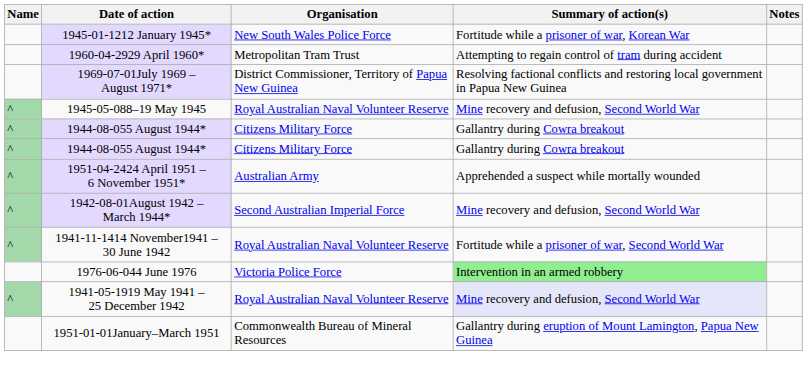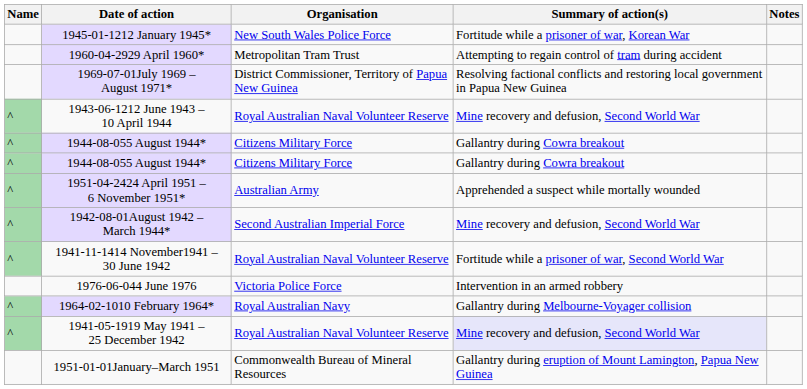+ row: (137, 116)
- row: (137, 108)
(540, 271) lightgreen background -> (540, 286) no background
+ row: (137, 306)
